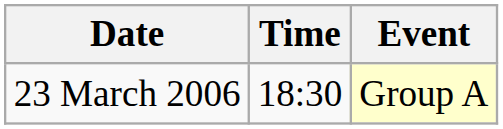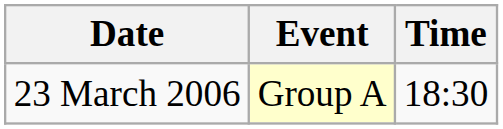columns swapped: (300, 33) <-> (424, 33)
